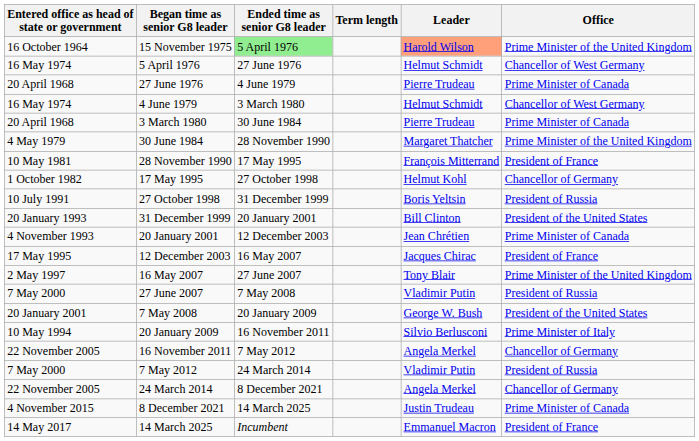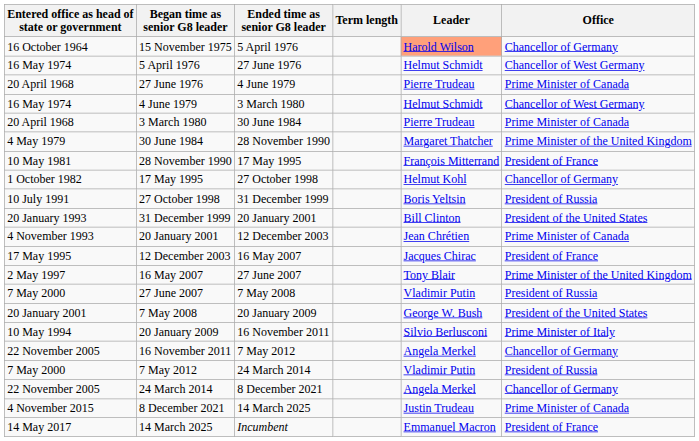(268, 46) lightgreen background -> (268, 46) no background
(598, 46) Prime Minister of the United Kingdom -> (561, 46) Chancellor of Germany
